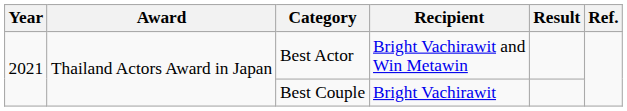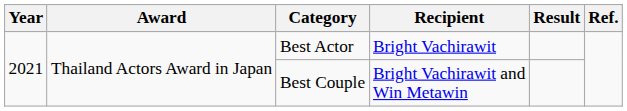(449, 55) Bright Vachirawit and Win Metawin -> (435, 45) Bright Vachirawit
(435, 92) Bright Vachirawit -> (449, 82) Bright Vachirawit and Win Metawin
